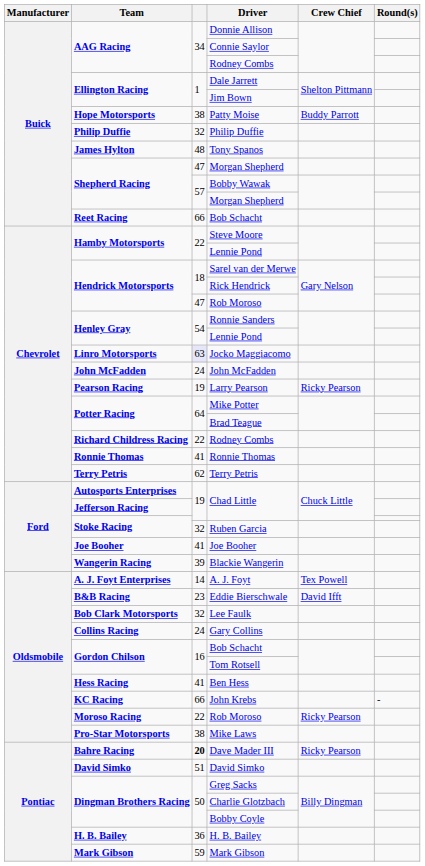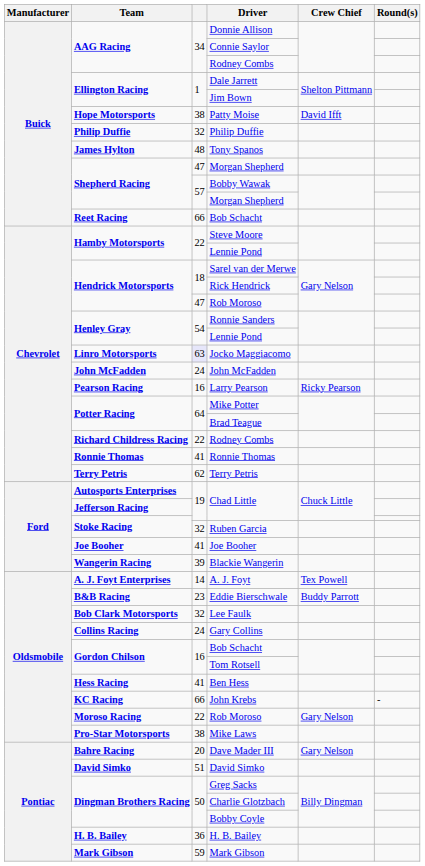(330, 115) Buddy Parrott -> (321, 115) David Ifft
(200, 388) 19 -> (200, 388) 16
(321, 597) David Ifft -> (330, 597) Buddy Parrott
(331, 716) Ricky Pearson -> (327, 716) Gary Nelson
(200, 750) bold -> (200, 750) normal
(331, 750) Ricky Pearson -> (327, 750) Gary Nelson
